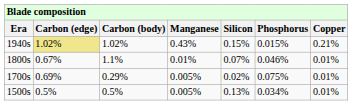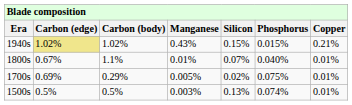(273, 60) 0.046% -> (273, 60) 0.040%
(186, 92) 0.005% -> (186, 92) 0.003%
(273, 92) 0.034% -> (273, 92) 0.074%
